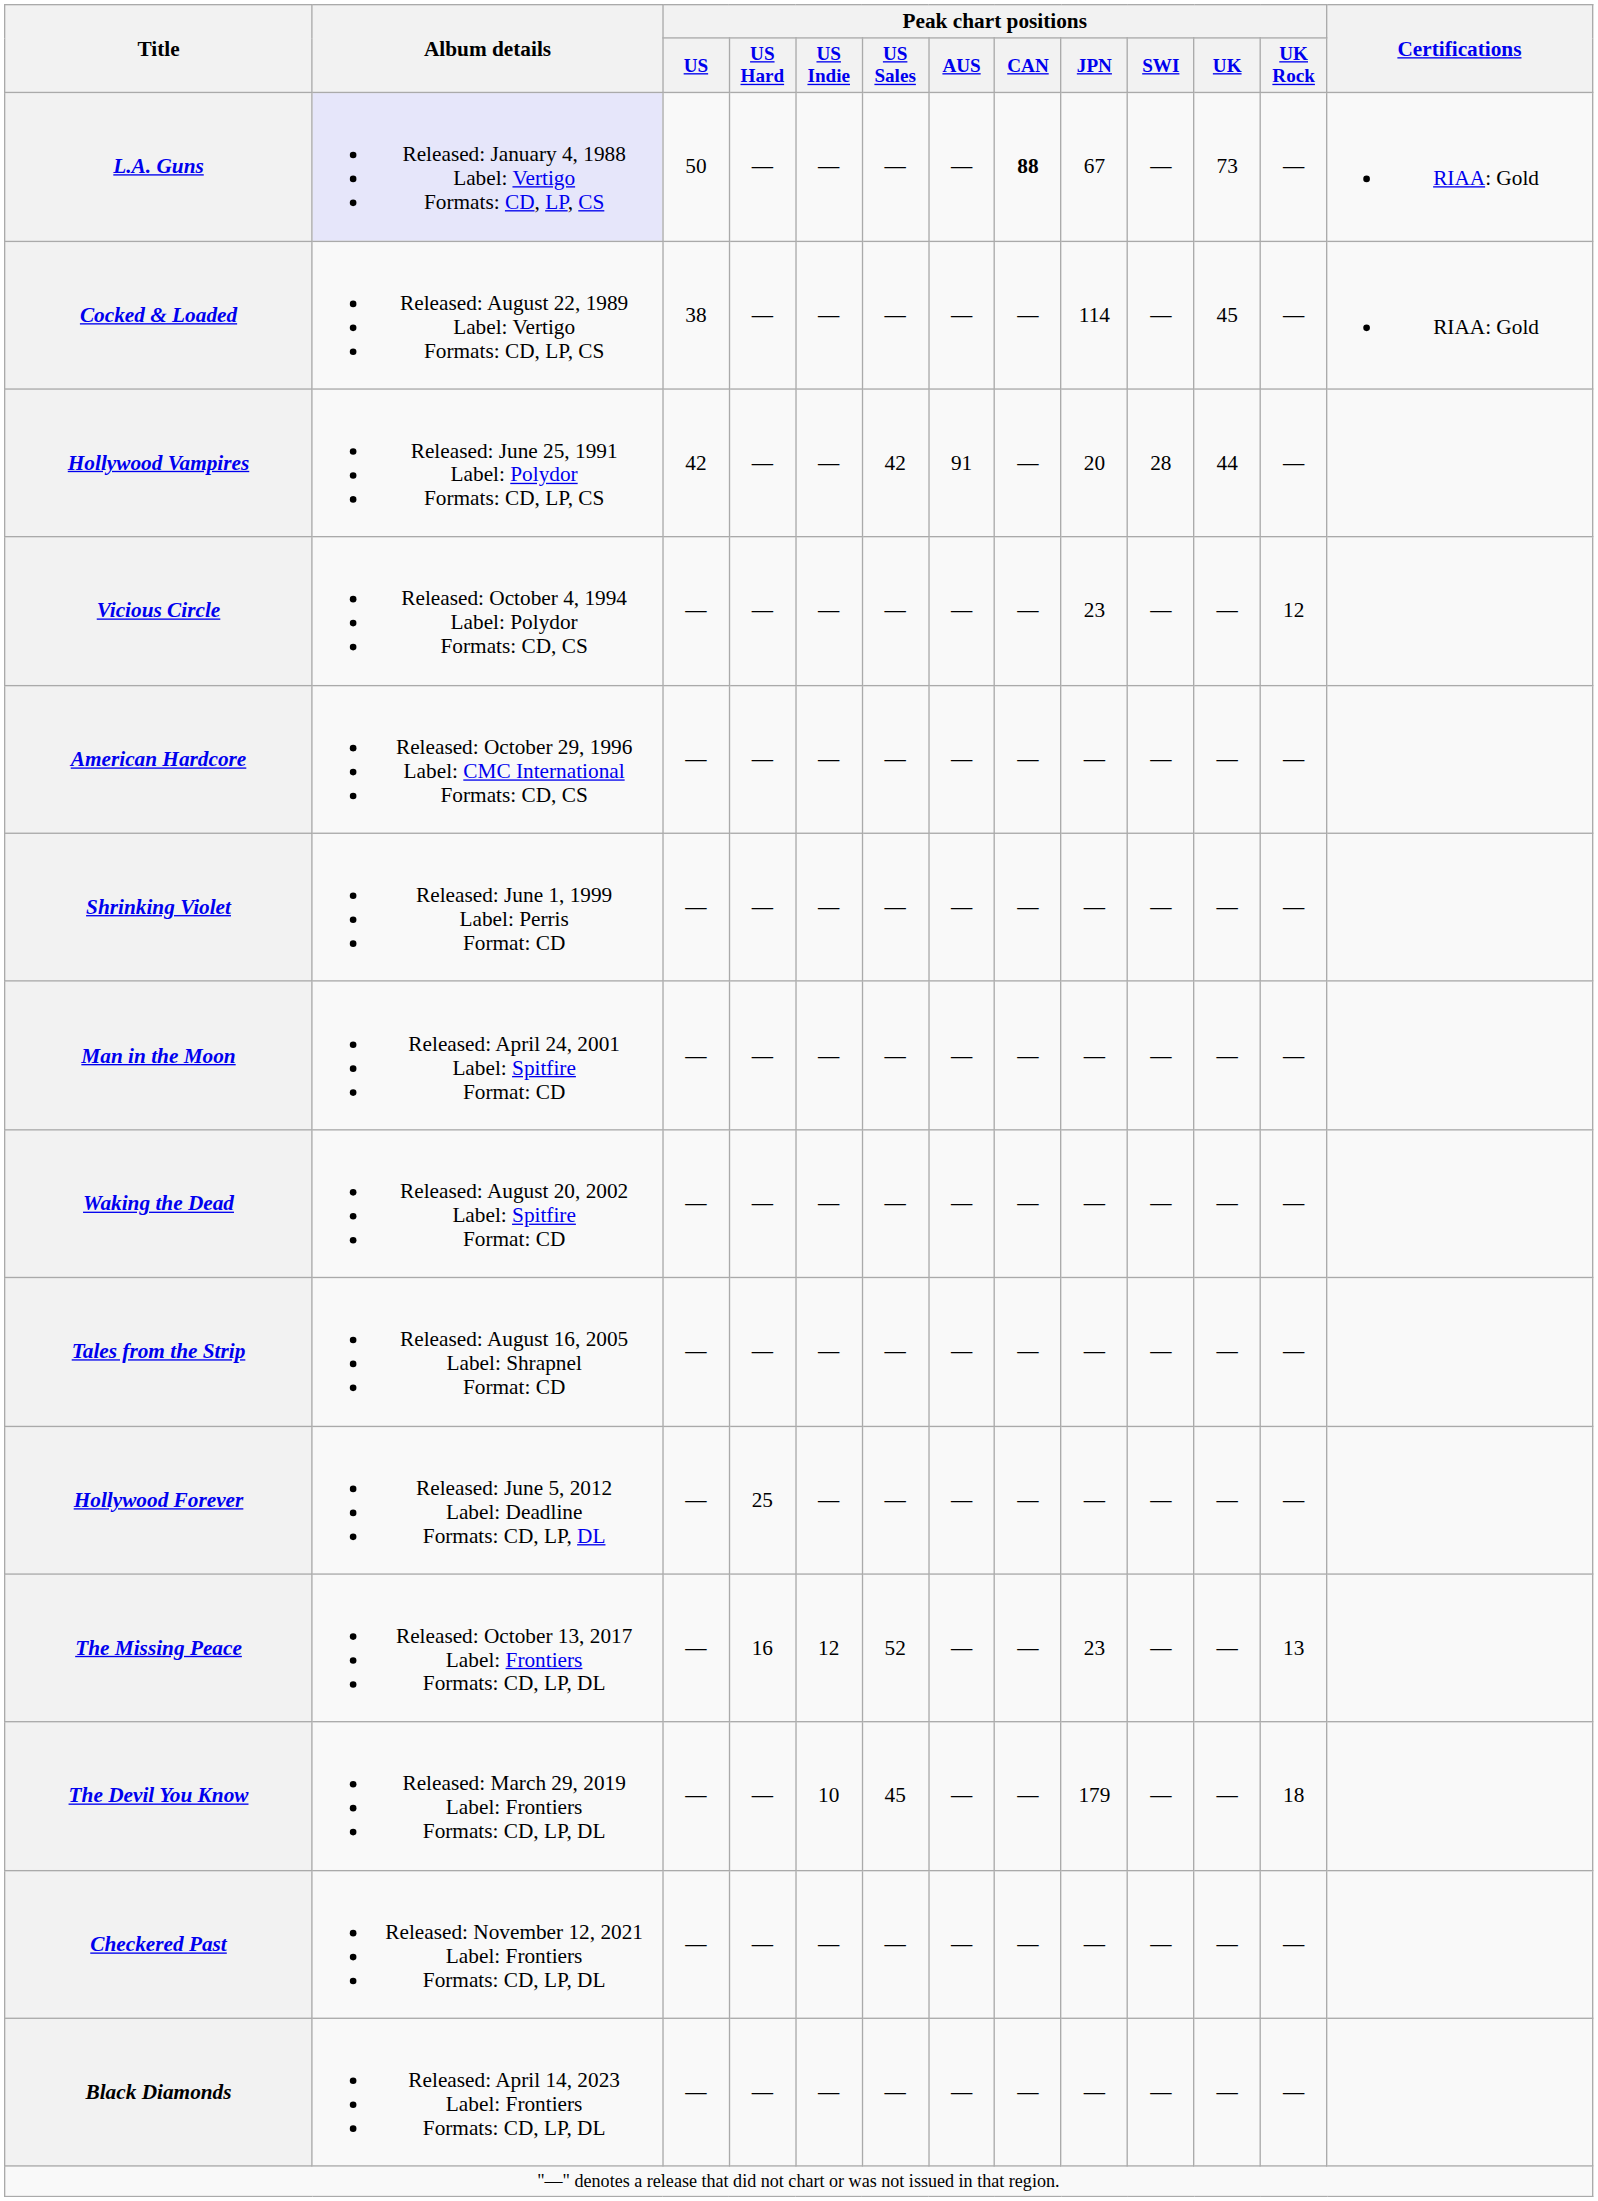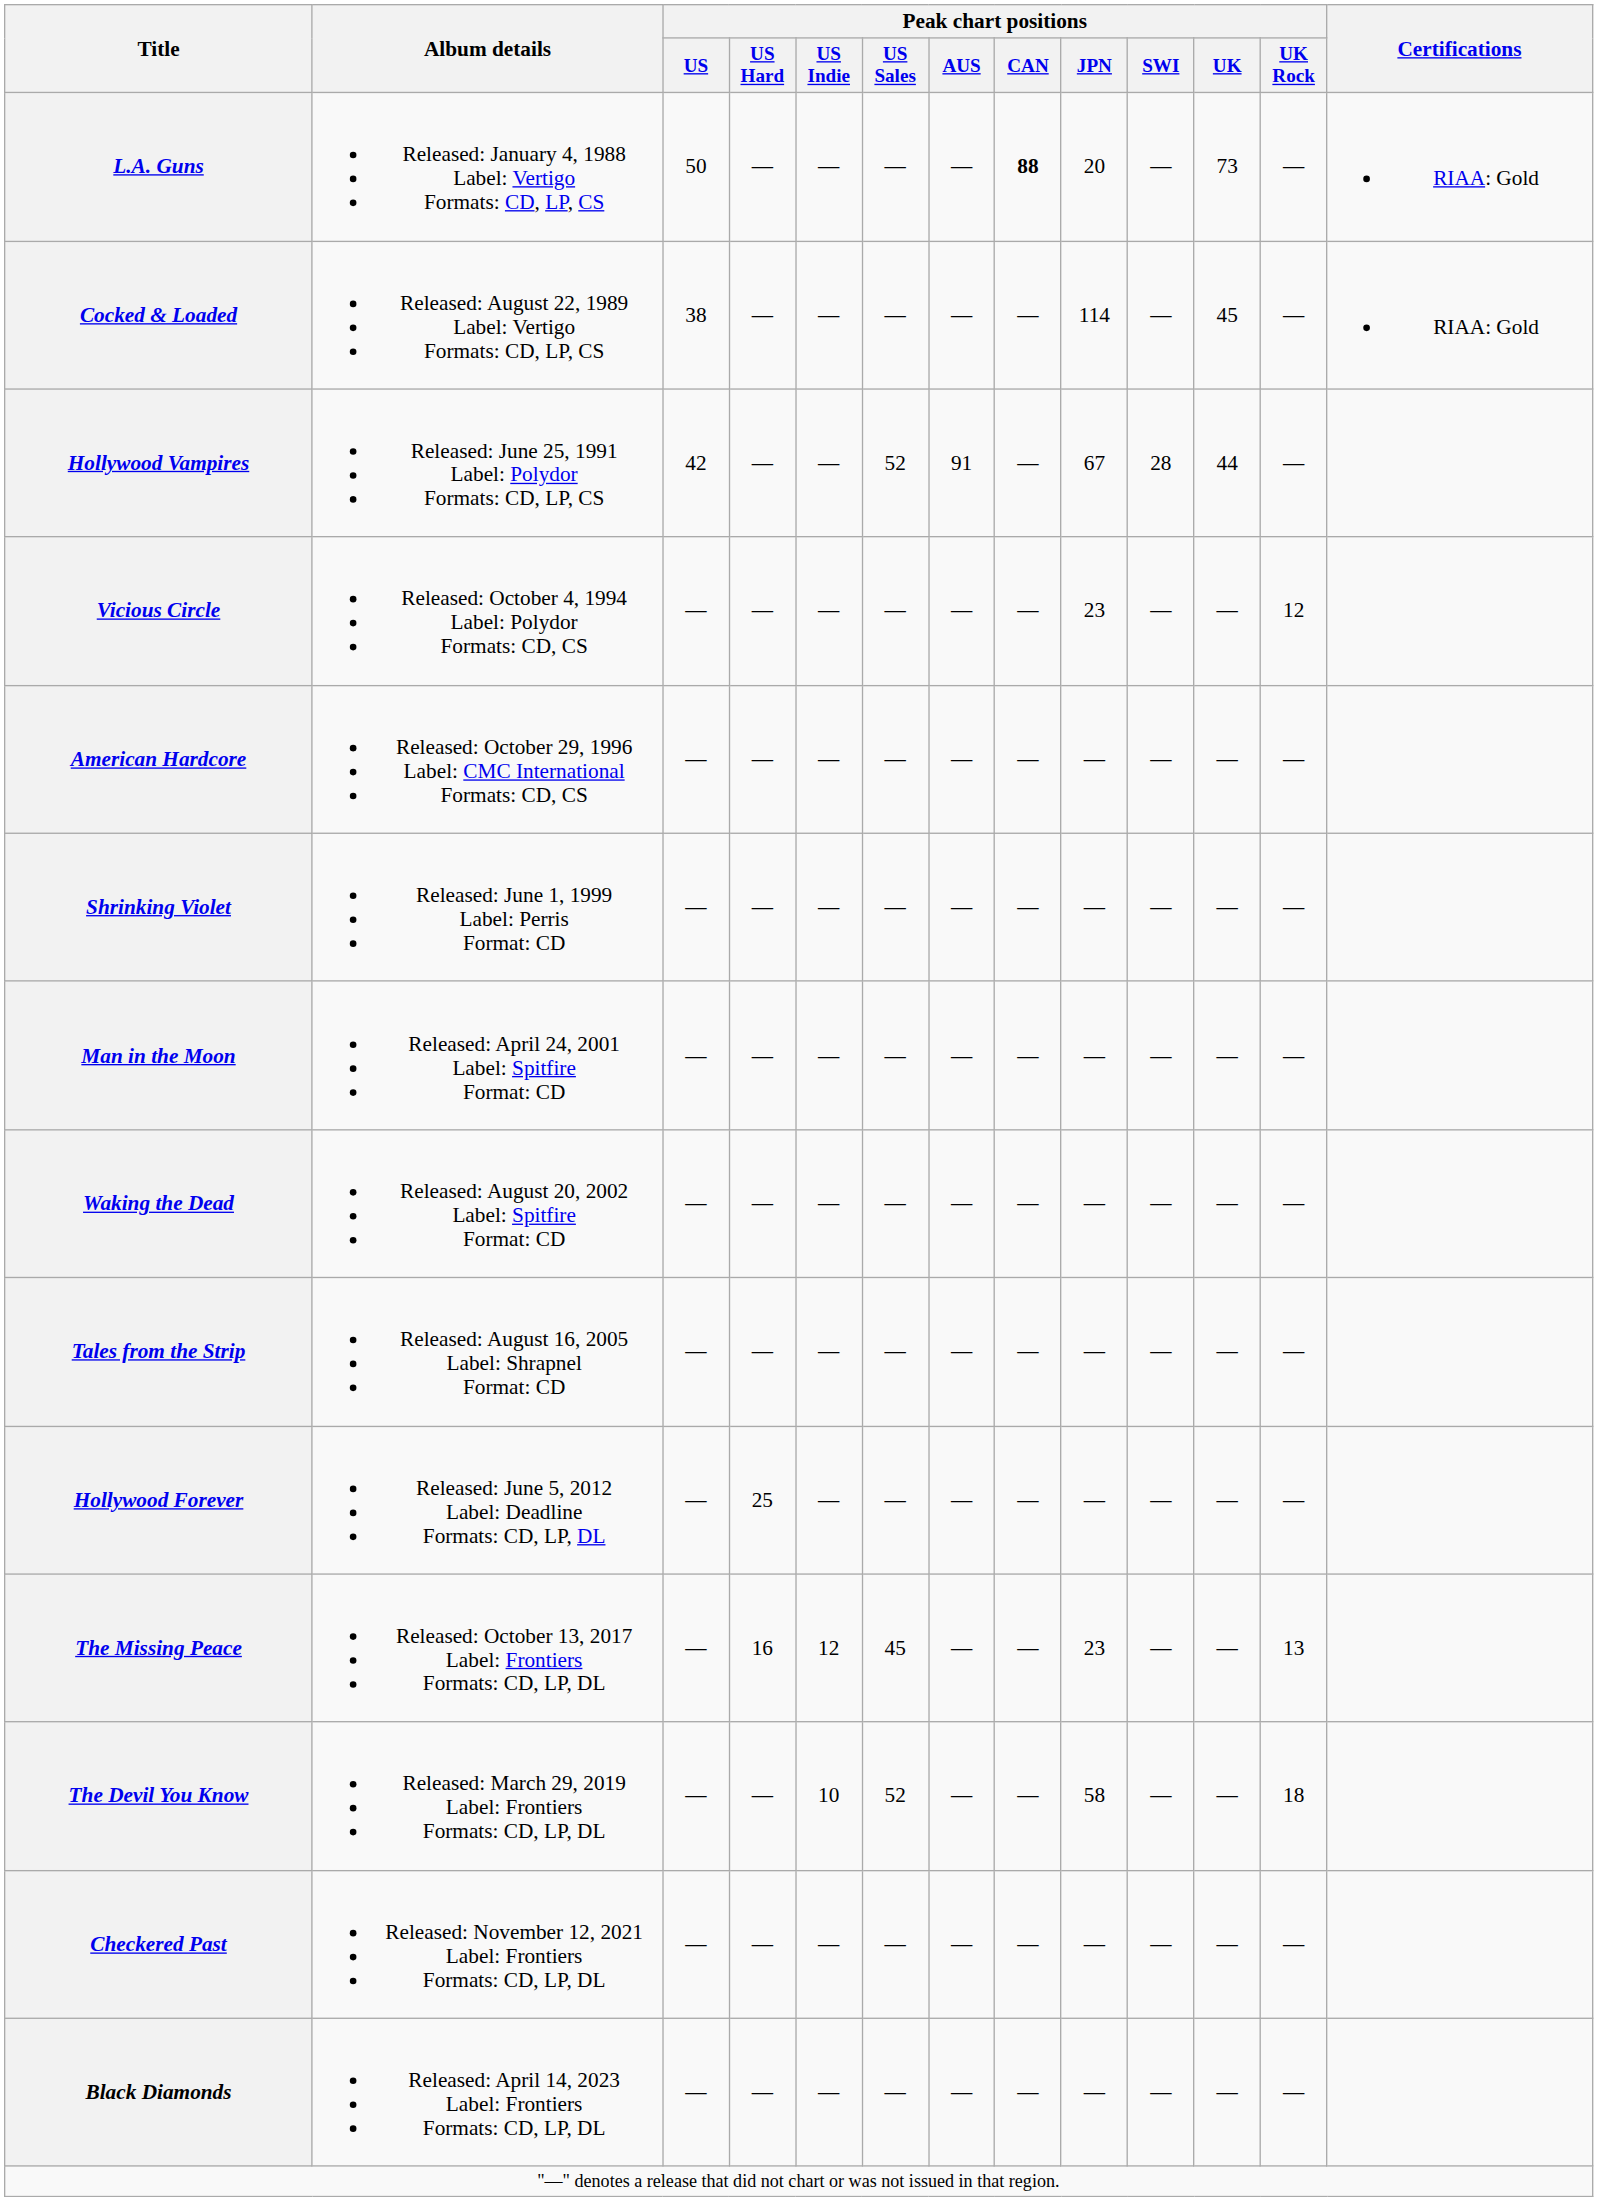(488, 179) lavender background -> (488, 179) no background
(1094, 166) 67 -> (1094, 166) 20
(895, 462) 42 -> (895, 462) 52
(1094, 462) 20 -> (1094, 462) 67
(895, 1647) 52 -> (895, 1647) 45
(895, 1795) 45 -> (895, 1795) 52
(1094, 1795) 179 -> (1094, 1795) 58
